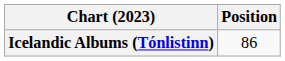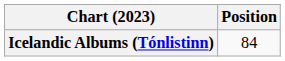(249, 42) 86 -> (249, 42) 84
